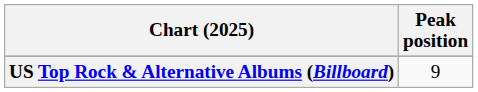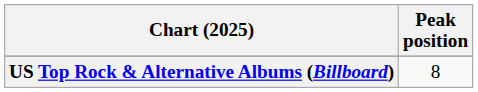(436, 71) 9 -> (436, 71) 8
